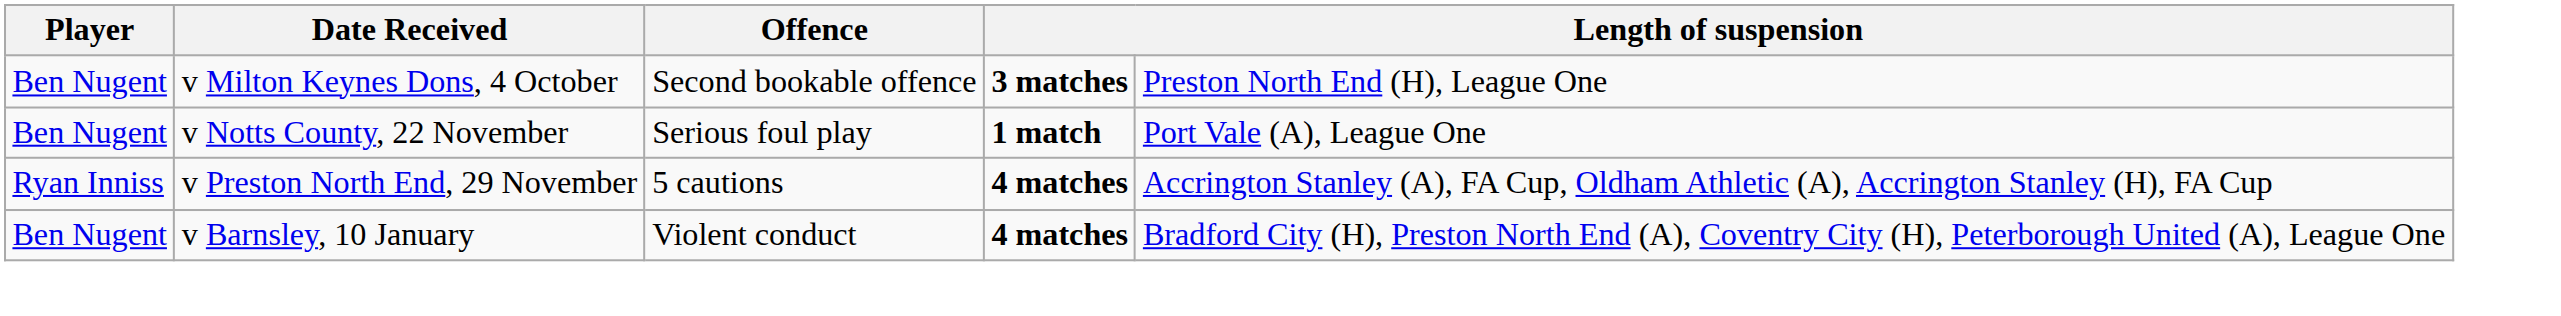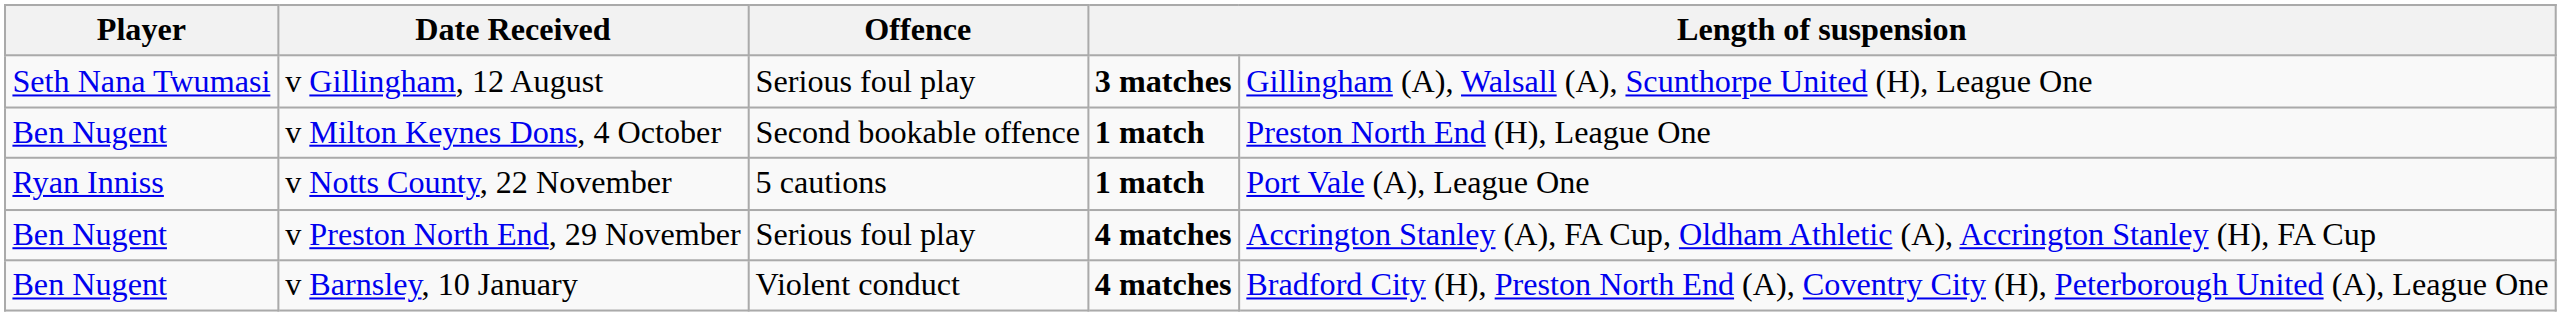+ row: (444, 81)
(1060, 81) 3 matches -> (1150, 132) 1 match
(90, 132) Ben Nugent -> (88, 183) Ryan Inniss
(762, 132) Serious foul play -> (821, 183) 5 cautions
(88, 183) Ryan Inniss -> (90, 234) Ben Nugent
(718, 183) 5 cautions -> (865, 234) Serious foul play
